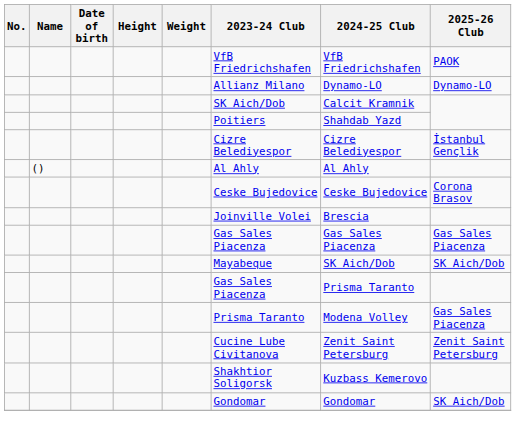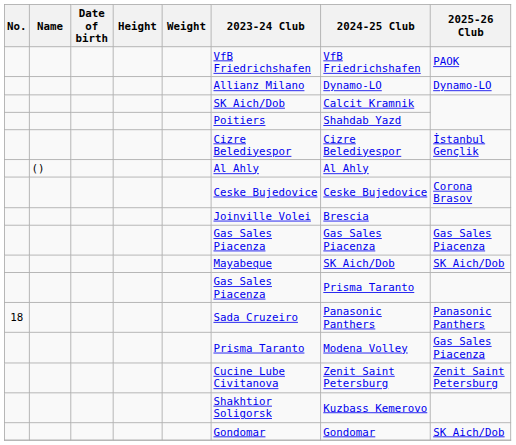+ row: (17, 318)
